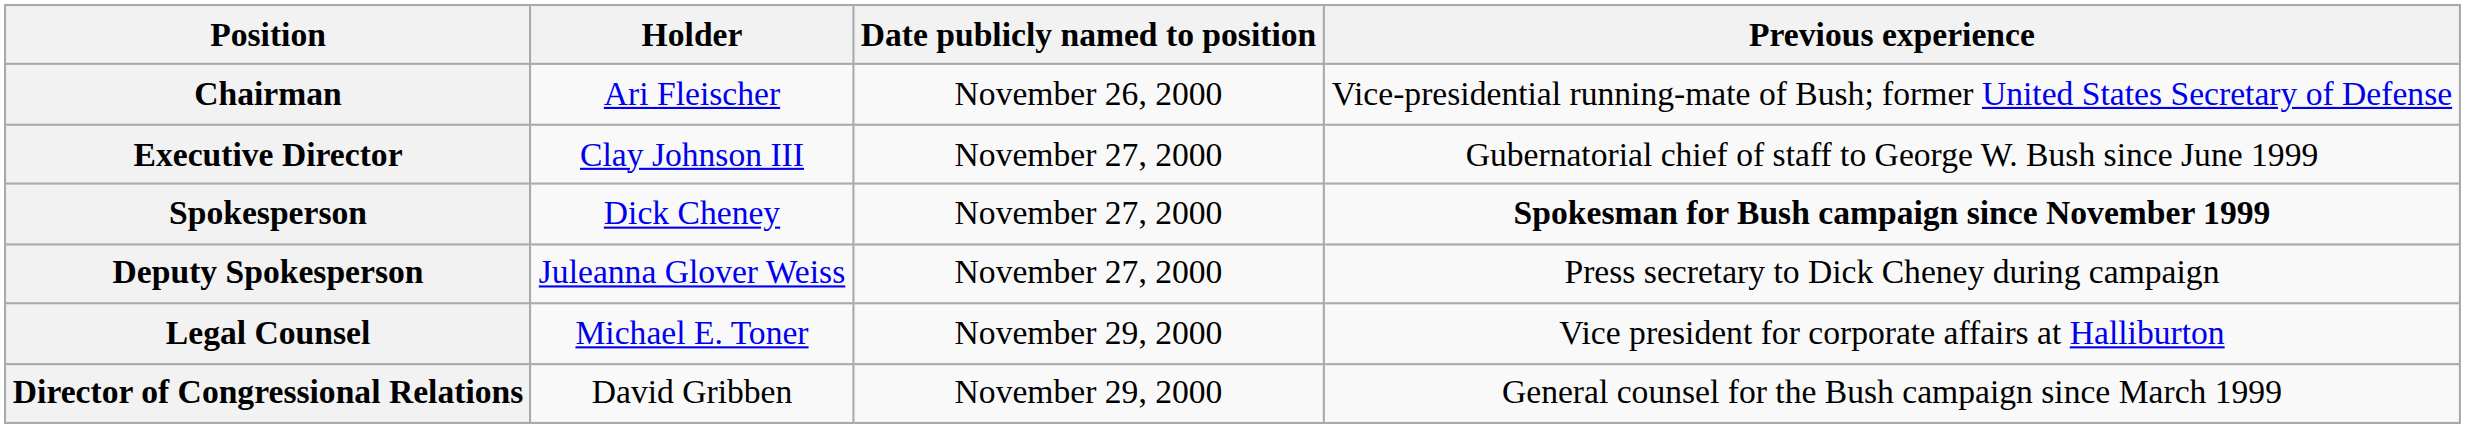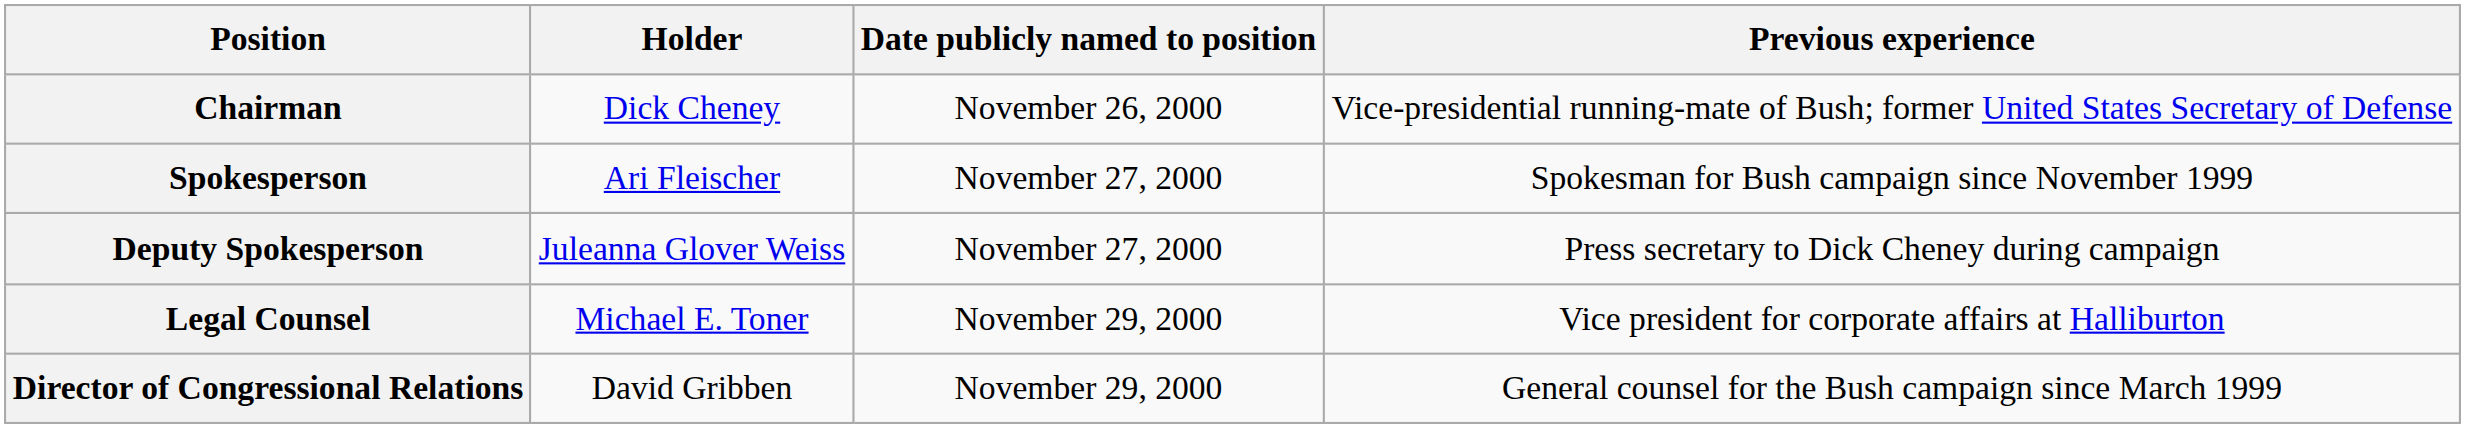(692, 94) Ari Fleischer -> (692, 108) Dick Cheney
- row: (268, 153)
(692, 213) Dick Cheney -> (692, 178) Ari Fleischer
(1892, 213) bold -> (1892, 178) normal
